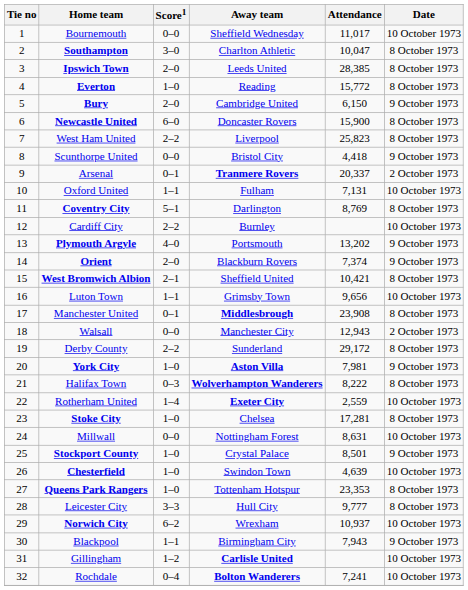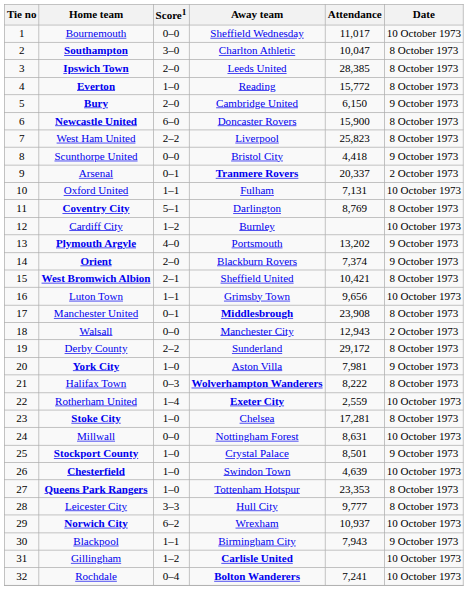(171, 226) 2–2 -> (171, 226) 1–2
(257, 366) bold -> (257, 366) normal
